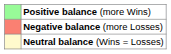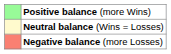rows swapped: (93, 42) <-> (93, 27)
